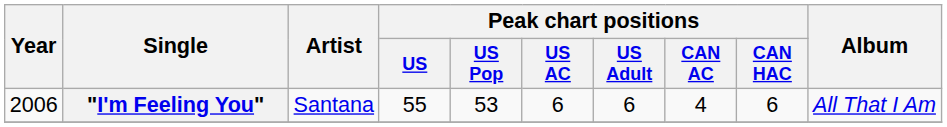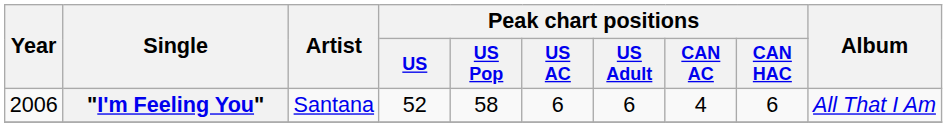(415, 104) 55 -> (415, 104) 52
(486, 104) 53 -> (486, 104) 58
